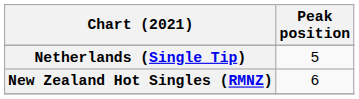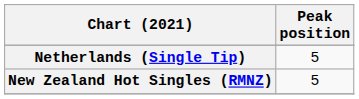(315, 81) 6 -> (315, 81) 5
